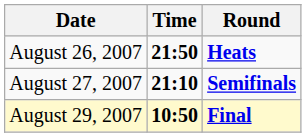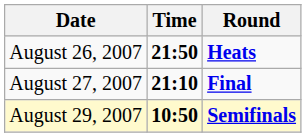(252, 83) Semifinals -> (229, 83) Final
(229, 115) Final -> (252, 115) Semifinals
